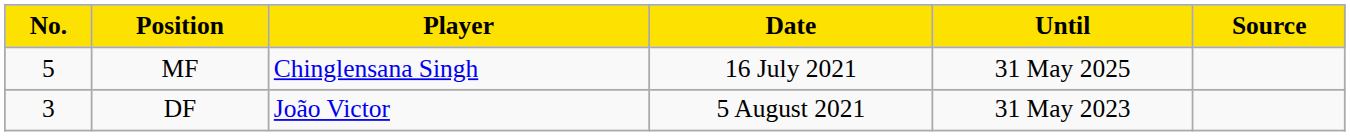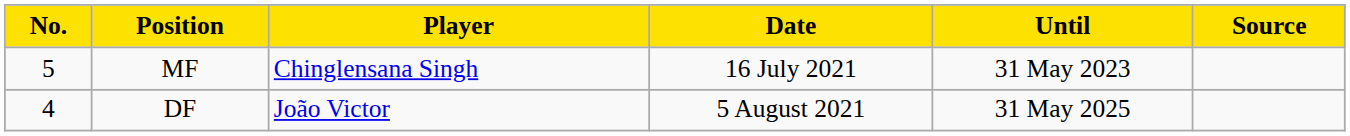(1063, 67) 31 May 2025 -> (1063, 67) 31 May 2023
(48, 109) 3 -> (48, 109) 4
(1063, 109) 31 May 2023 -> (1063, 109) 31 May 2025
